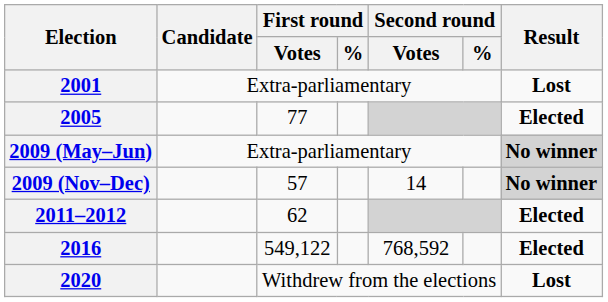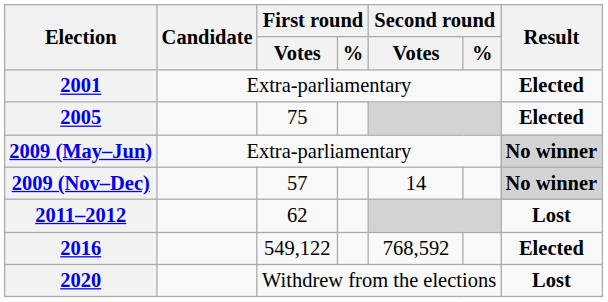(551, 85) Lost -> (551, 85) Elected
(297, 118) 77 -> (297, 118) 75
(551, 215) Elected -> (551, 215) Lost
